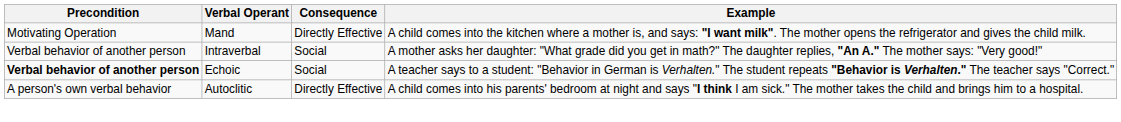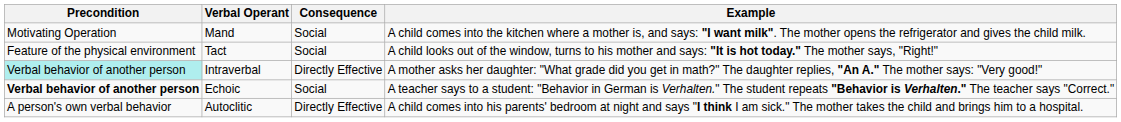(338, 32) Directly Effective -> (310, 32) Social
+ row: (216, 51)
(96, 51) no background -> (96, 70) paleturquoise background
(310, 51) Social -> (338, 70) Directly Effective
